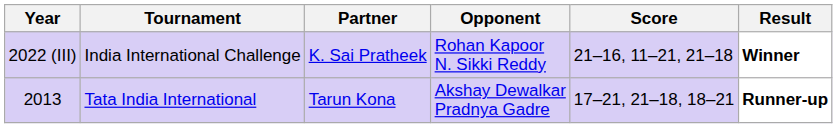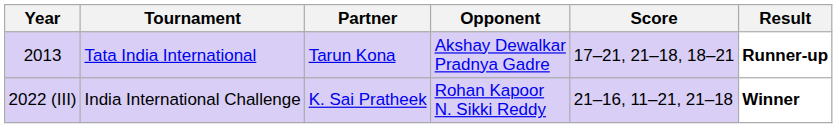rows swapped: (43, 100) <-> (43, 55)
